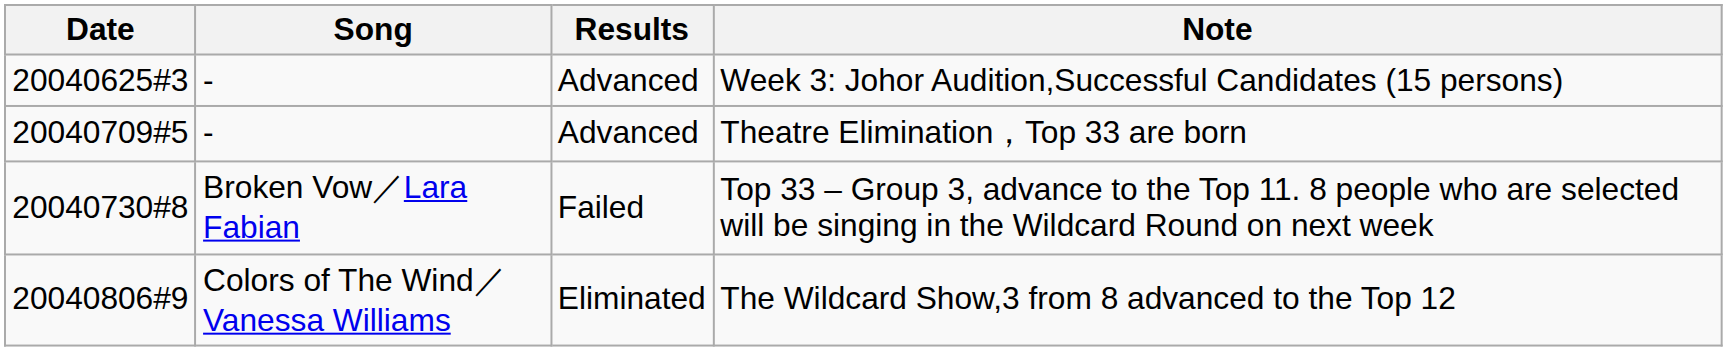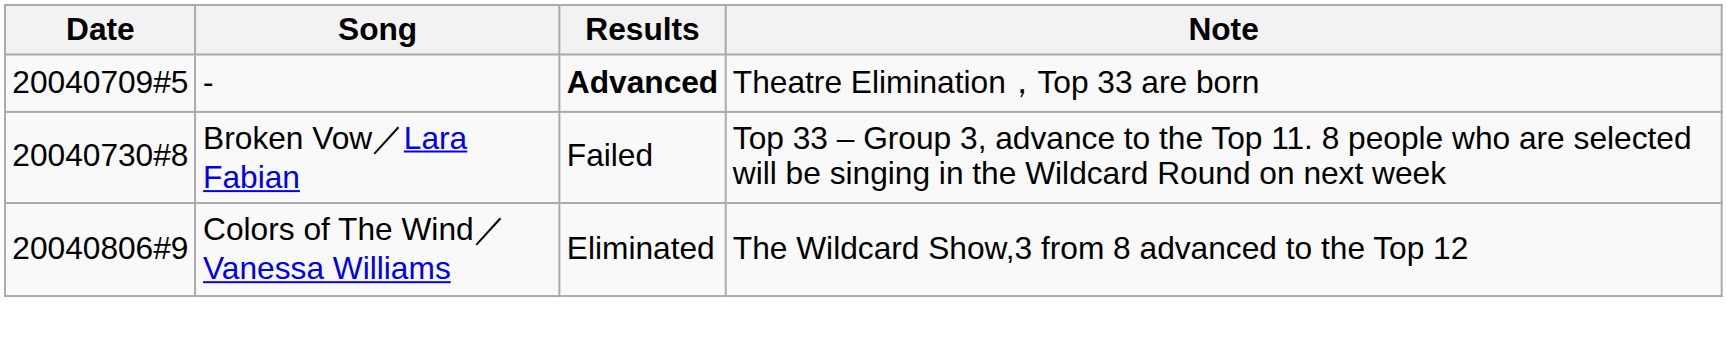- row: (1142, 79)
(628, 133) normal -> (643, 82) bold
